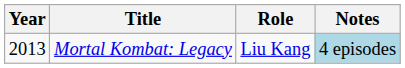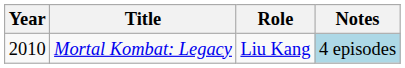(27, 48) 2013 -> (27, 48) 2010
